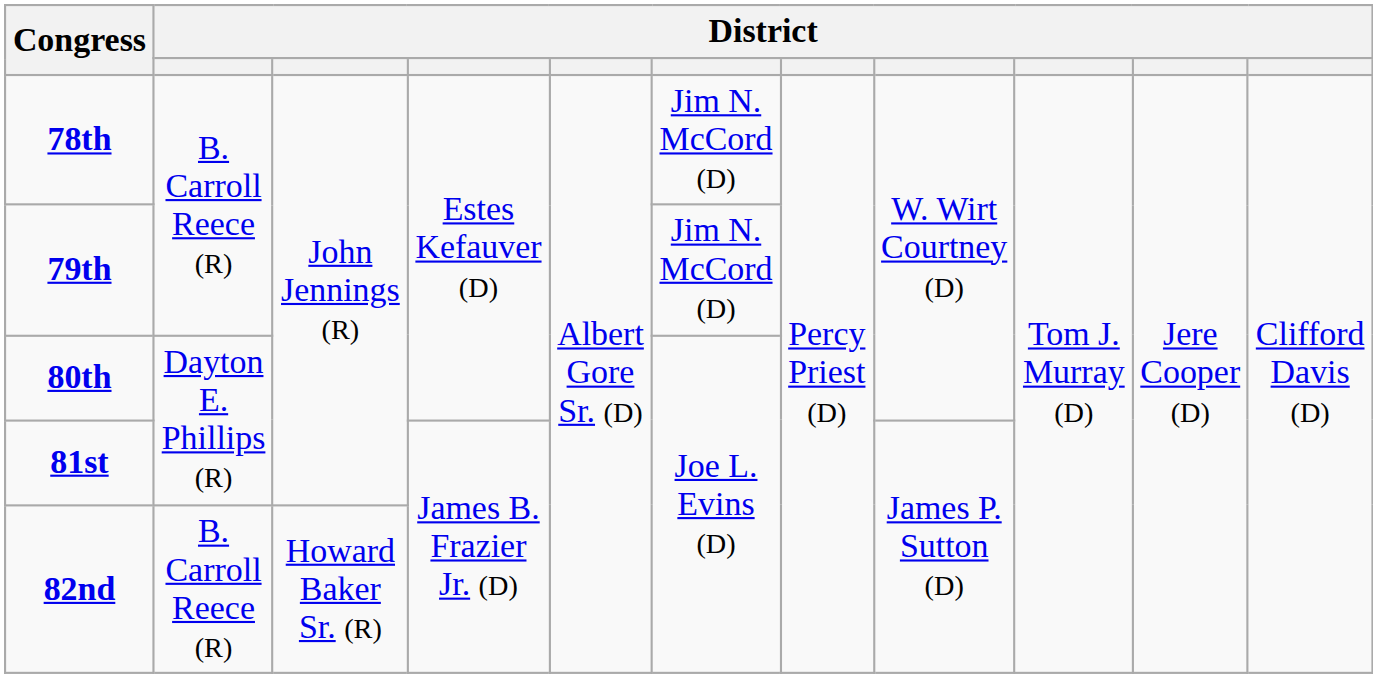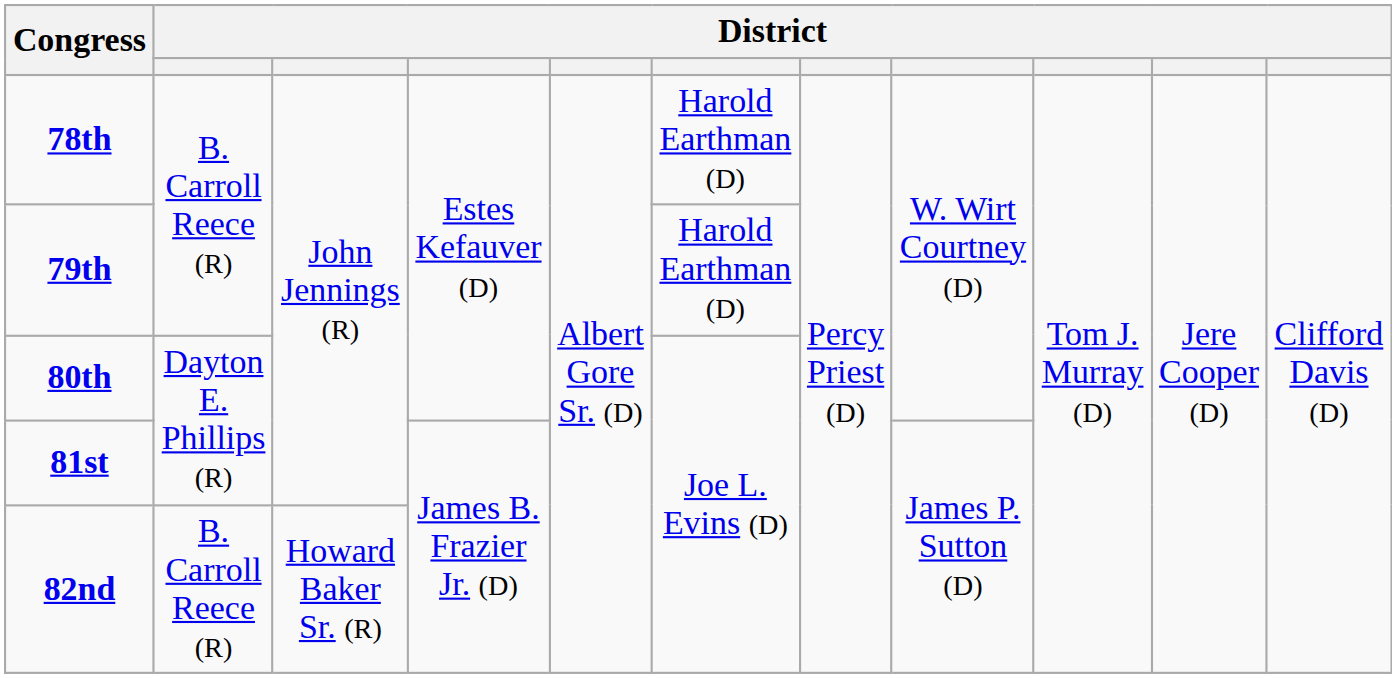(716, 138) Jim N. McCord (D) -> (725, 138) Harold Earthman (D)
(716, 269) Jim N. McCord (D) -> (725, 269) Harold Earthman (D)
